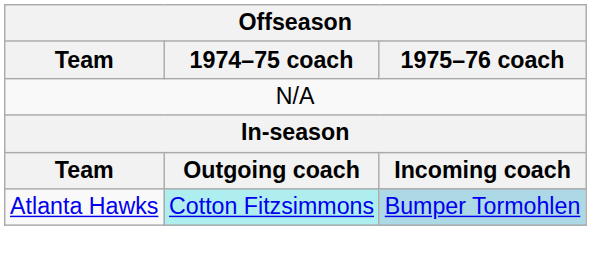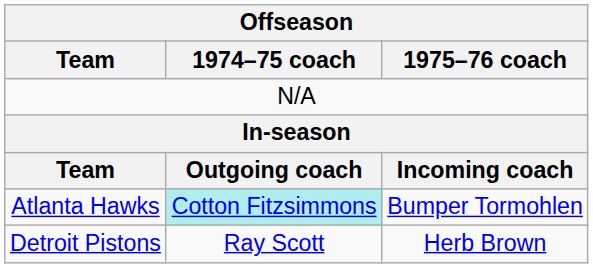(483, 206) lightblue background -> (485, 206) no background
+ row: (86, 243)
